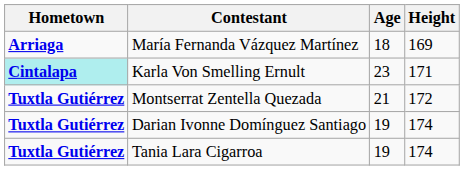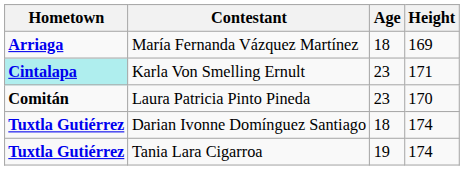+ row: (221, 98)
- row: (227, 98)
(382, 125) 19 -> (382, 125) 18
